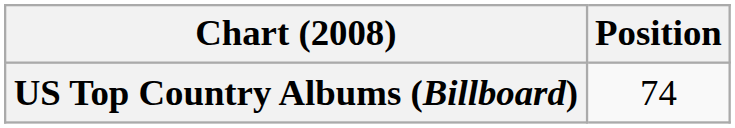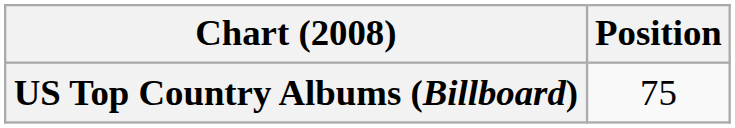(658, 92) 74 -> (658, 92) 75
